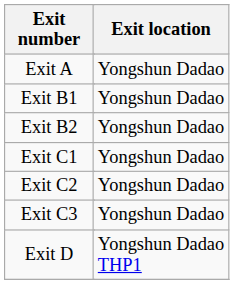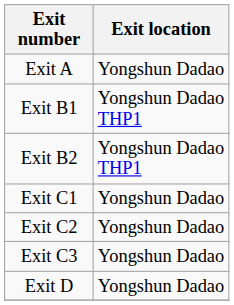(161, 98) Yongshun Dadao -> (161, 108) Yongshun Dadao THP1
(161, 127) Yongshun Dadao -> (161, 158) Yongshun Dadao THP1
(161, 254) Yongshun Dadao THP1 -> (161, 285) Yongshun Dadao
